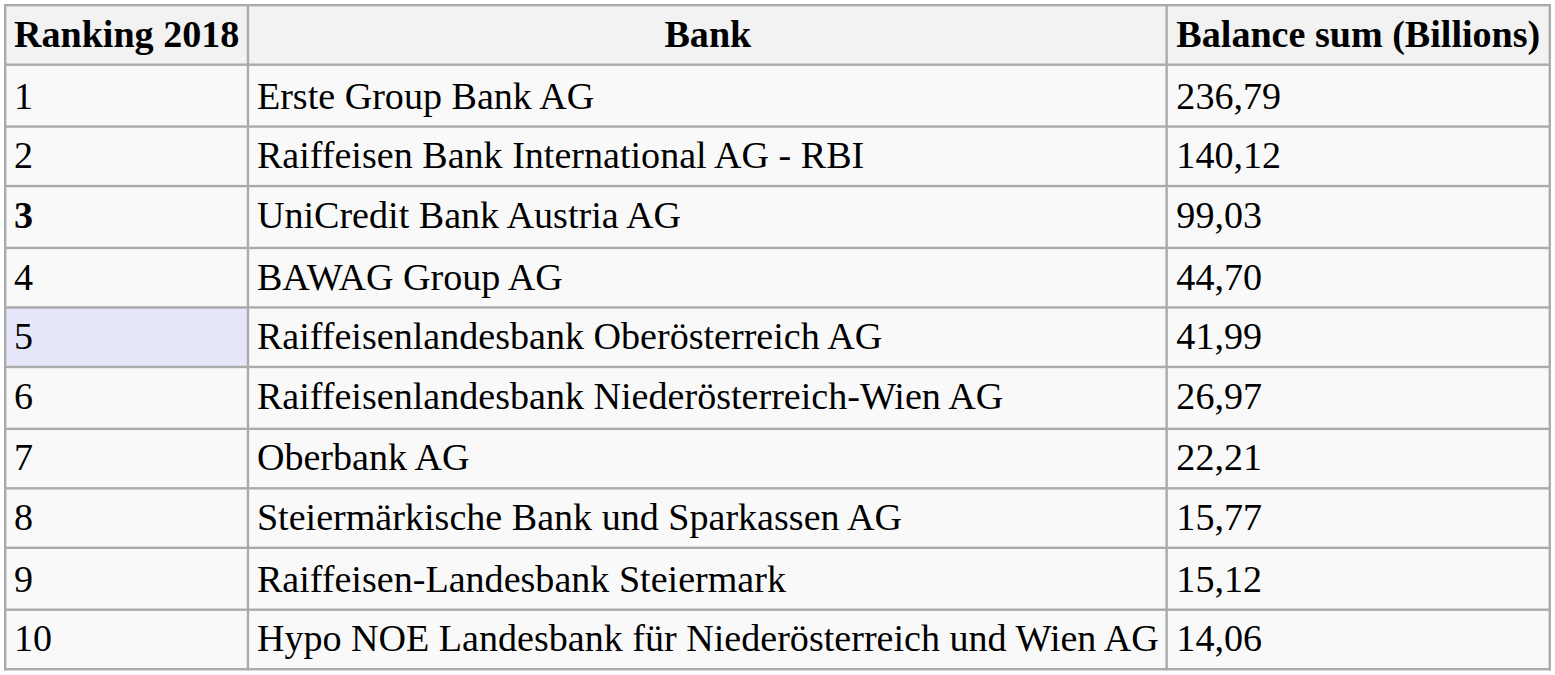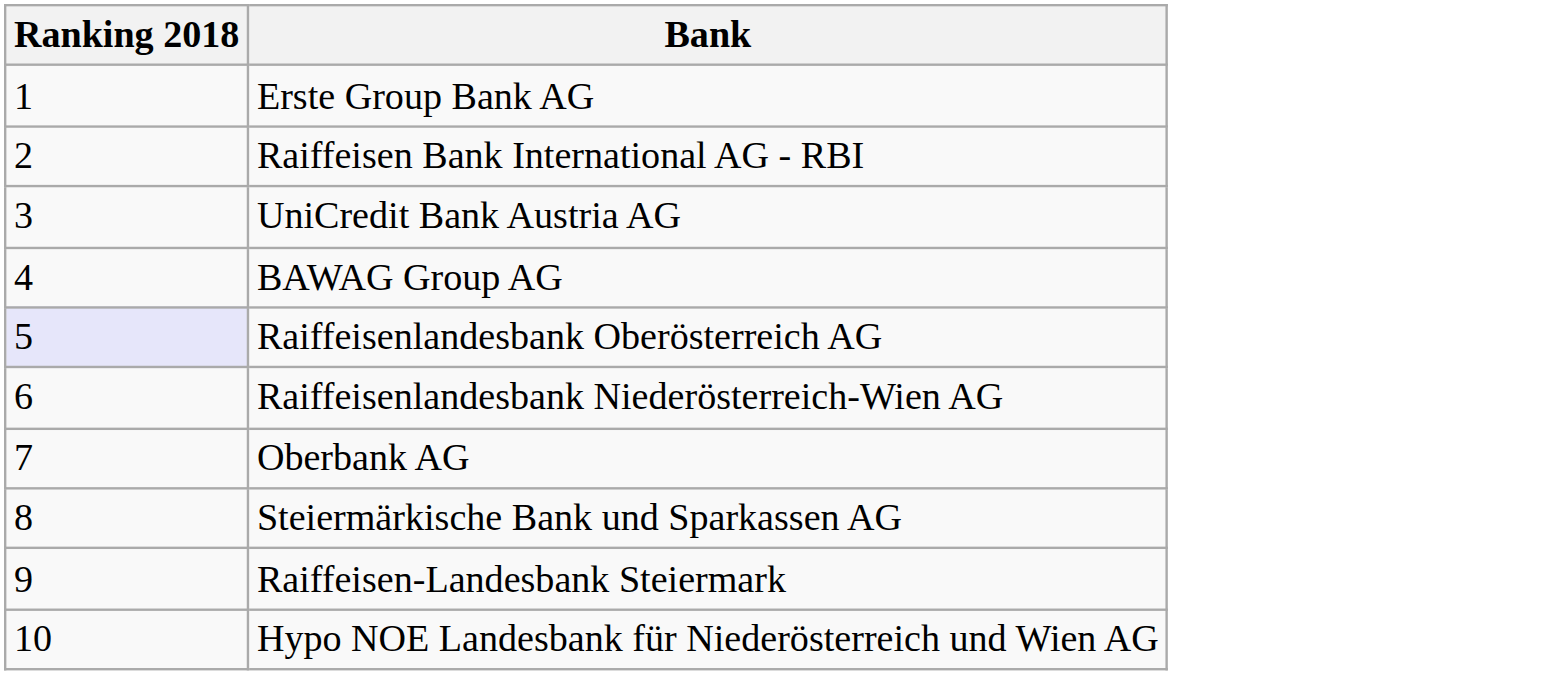- column: (1358, 34)
(23, 215) bold -> (23, 215) normal
